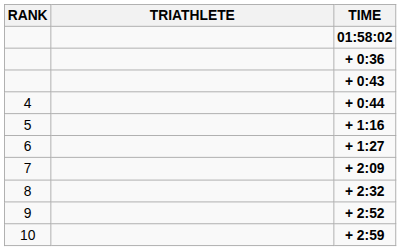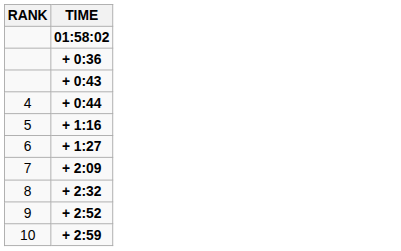- column: (192, 16)
